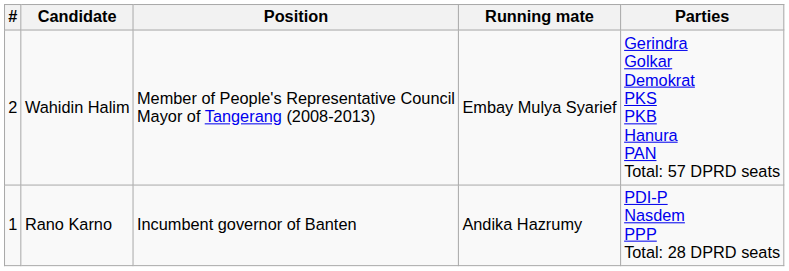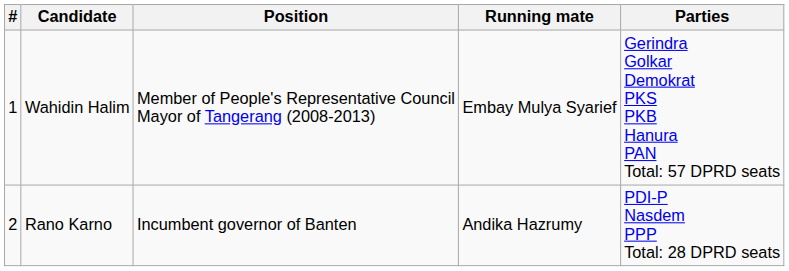(13, 107) 2 -> (13, 107) 1
(13, 225) 1 -> (13, 225) 2
